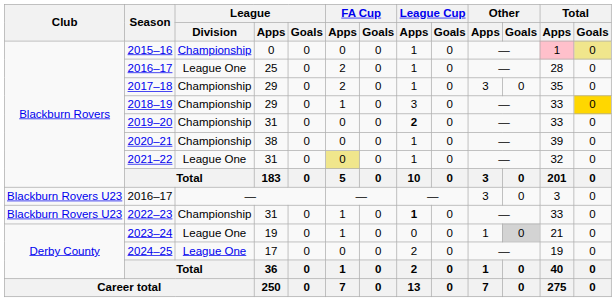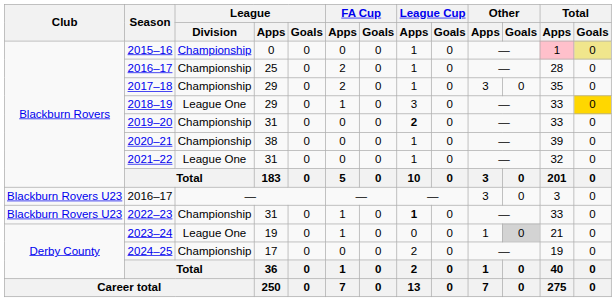(215, 68) League One -> (215, 68) Championship
(215, 104) Championship -> (215, 104) League One
(343, 159) khaki background -> (343, 159) no background
(215, 251) League One -> (215, 251) Championship
